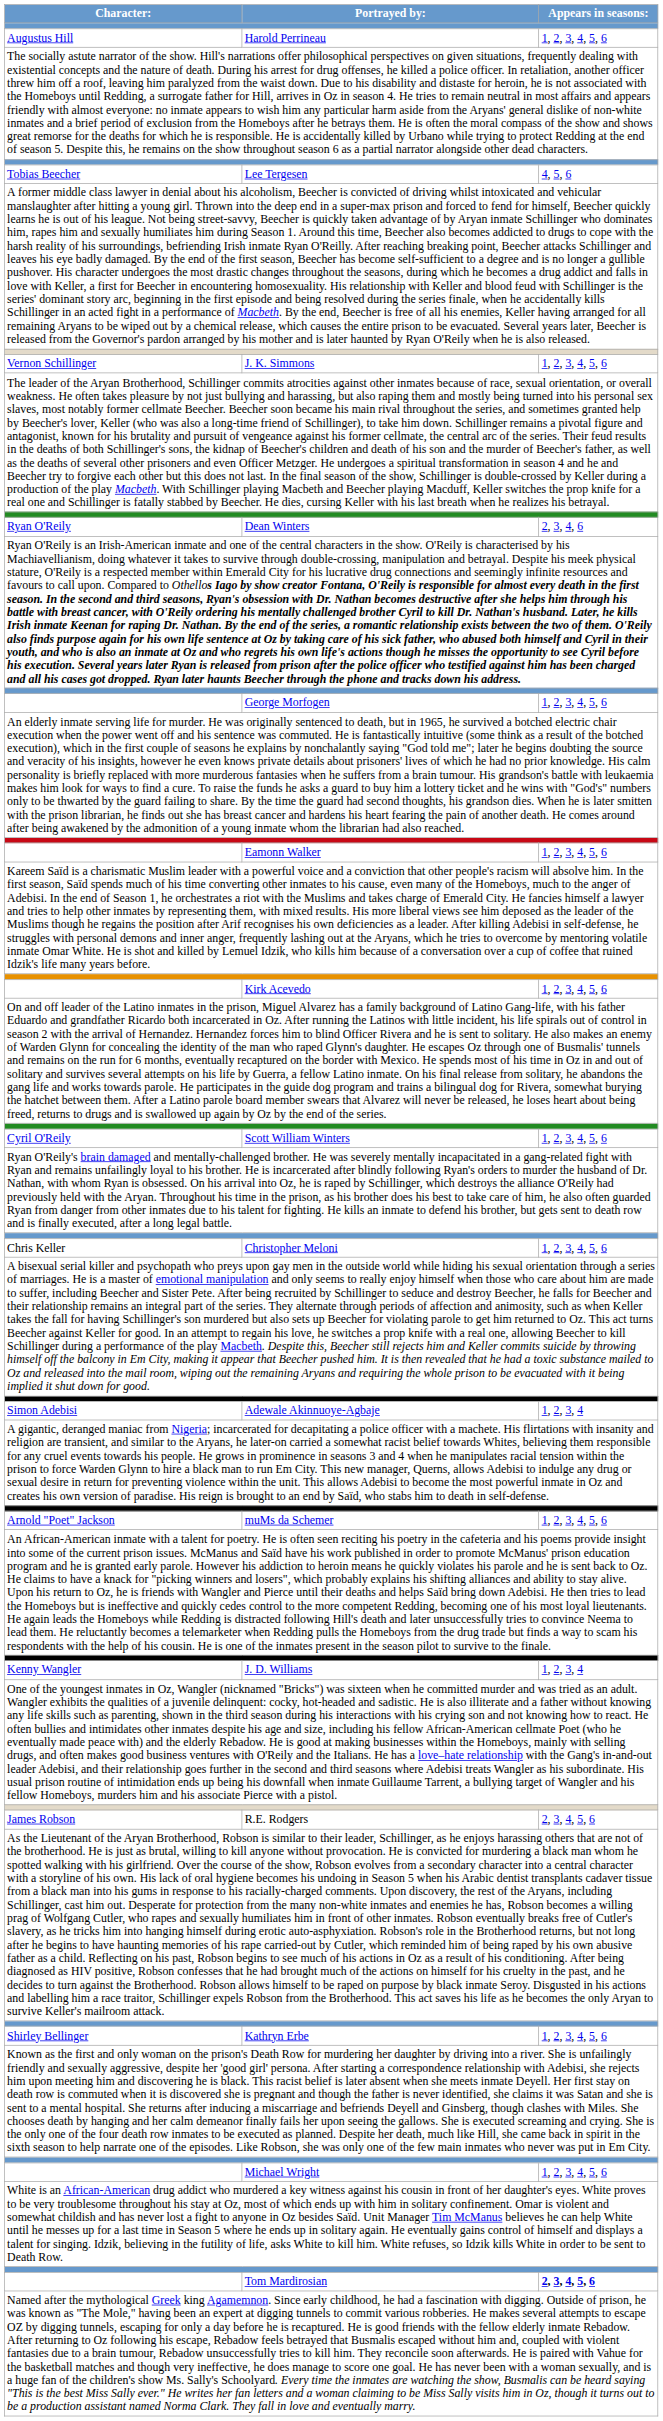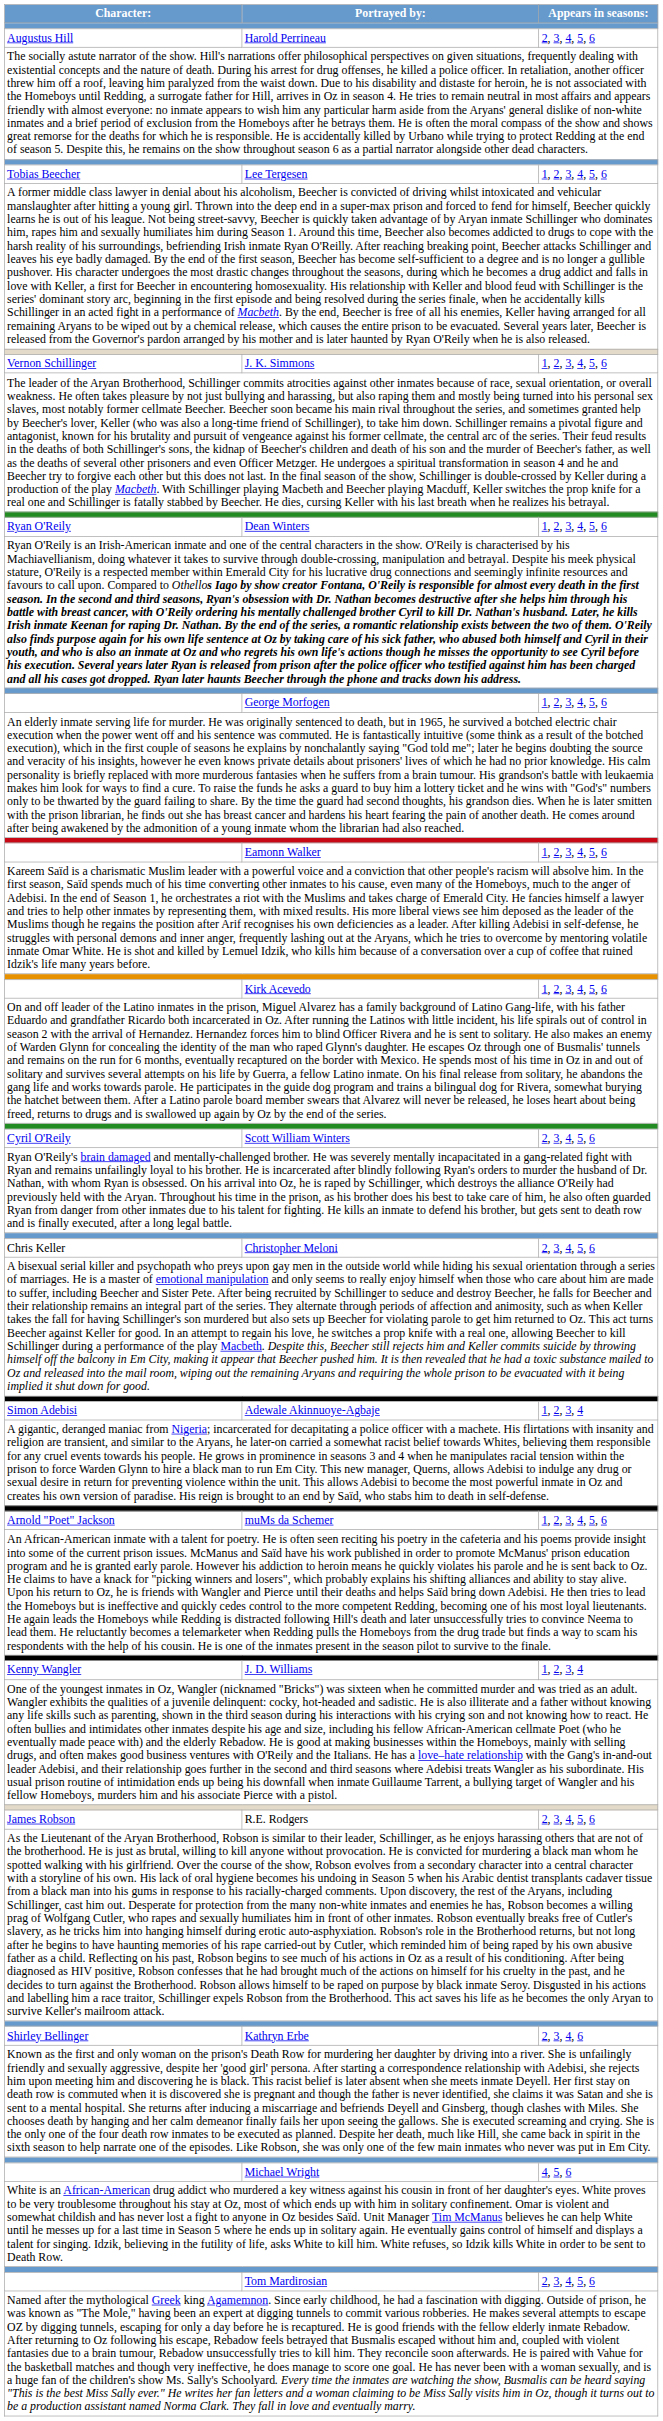(574, 38) 1, 2, 3, 4, 5, 6 -> (568, 38) 2, 3, 4, 5, 6
(557, 174) 4, 5, 6 -> (574, 174) 1, 2, 3, 4, 5, 6
(562, 526) 2, 3, 4, 6 -> (574, 526) 1, 2, 3, 4, 5, 6
(574, 1138) 1, 2, 3, 4, 5, 6 -> (568, 1138) 2, 3, 4, 5, 6
(574, 1248) 1, 2, 3, 4, 5, 6 -> (568, 1248) 2, 3, 4, 5, 6
(574, 2035) 1, 2, 3, 4, 5, 6 -> (562, 2035) 2, 3, 4, 6
(574, 2172) 1, 2, 3, 4, 5, 6 -> (557, 2172) 4, 5, 6
(568, 2281) bold -> (568, 2281) normal
